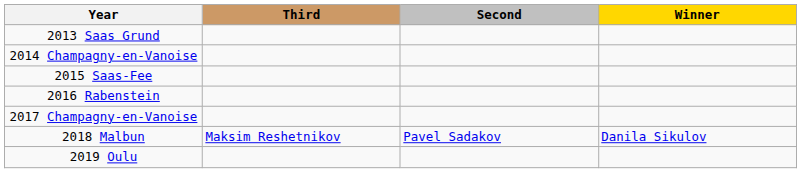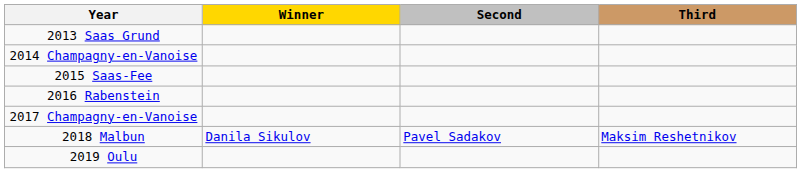columns swapped: (697, 15) <-> (301, 15)
